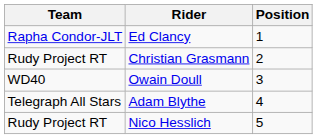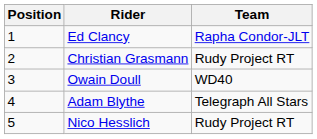columns swapped: (283, 15) <-> (65, 15)
